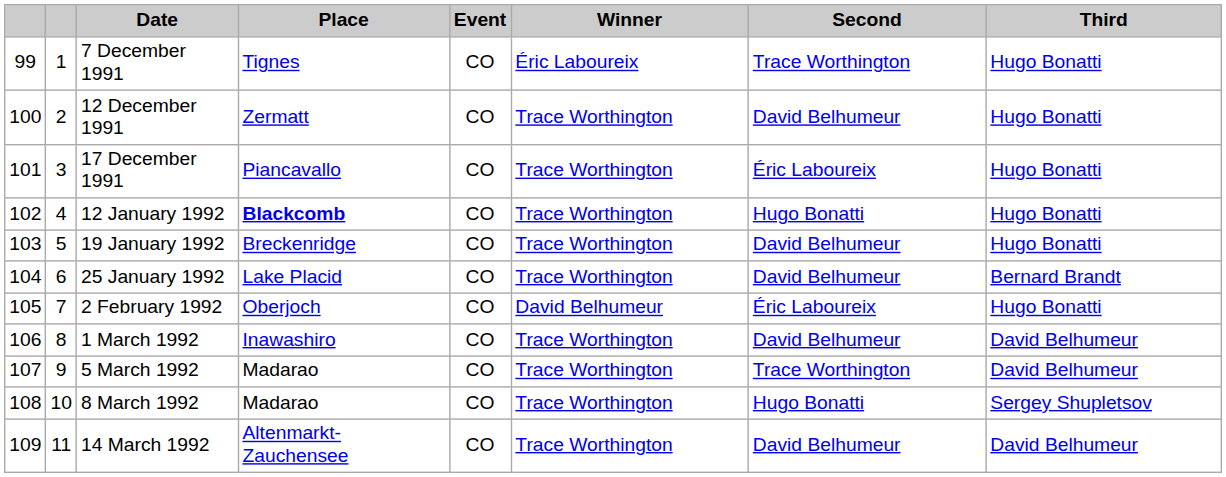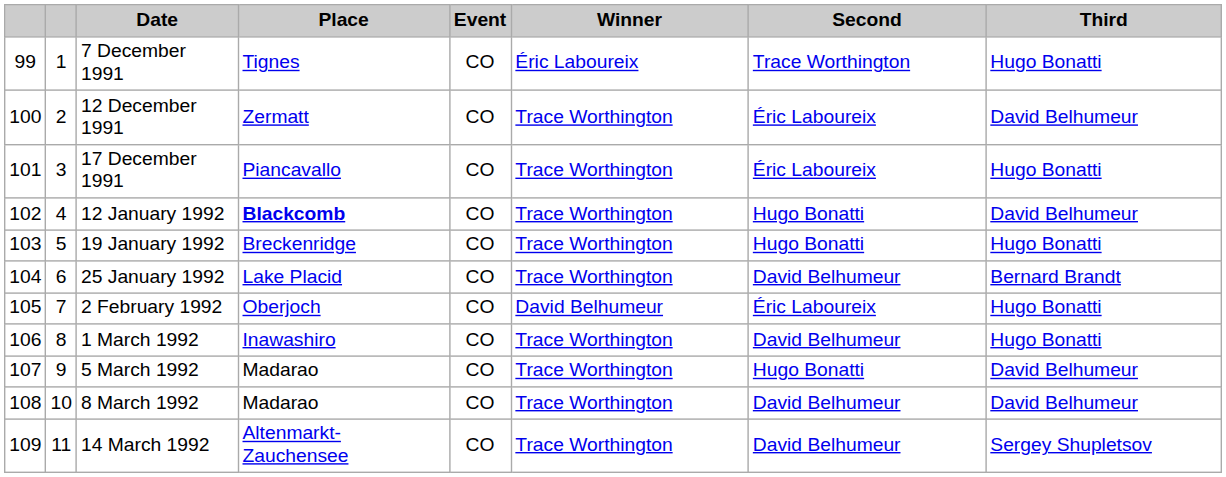(827, 116) David Belhumeur -> (814, 116) Éric Laboureix
(1046, 116) Hugo Bonatti -> (1064, 116) David Belhumeur
(1046, 213) Hugo Bonatti -> (1064, 213) David Belhumeur
(827, 244) David Belhumeur -> (808, 244) Hugo Bonatti
(1064, 339) David Belhumeur -> (1046, 339) Hugo Bonatti
(831, 370) Trace Worthington -> (808, 370) Hugo Bonatti
(808, 402) Hugo Bonatti -> (827, 402) David Belhumeur
(1071, 402) Sergey Shupletsov -> (1064, 402) David Belhumeur
(1064, 444) David Belhumeur -> (1071, 444) Sergey Shupletsov
